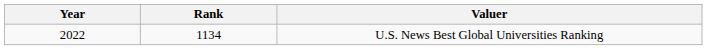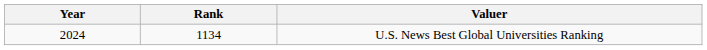(72, 34) 2022 -> (72, 34) 2024
